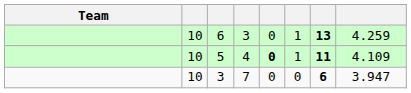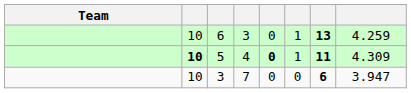(195, 56) normal -> (195, 56) bold
(371, 56) 4.109 -> (371, 56) 4.309
